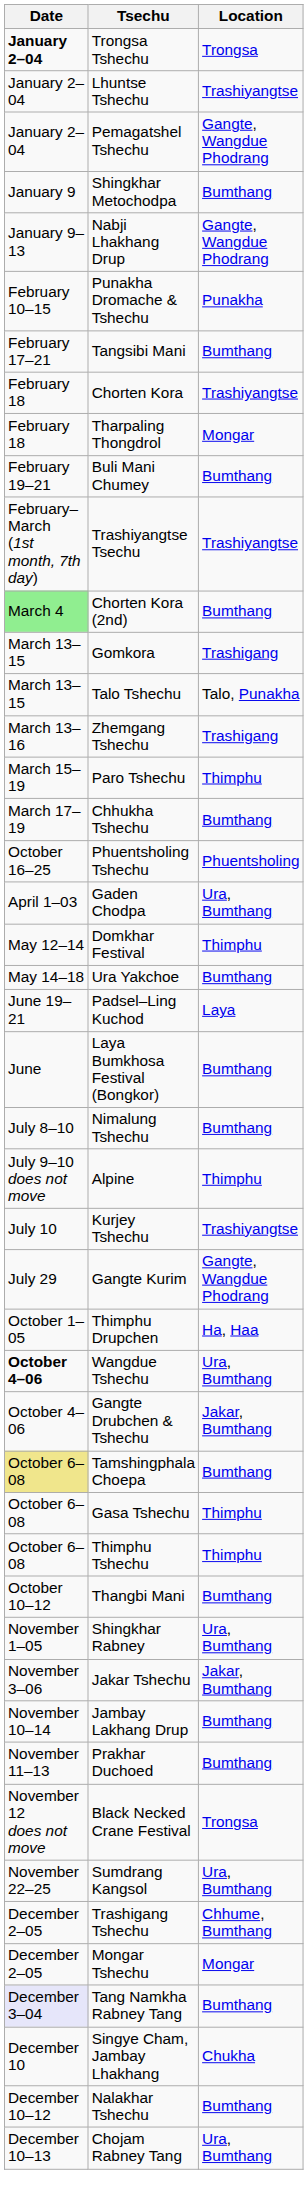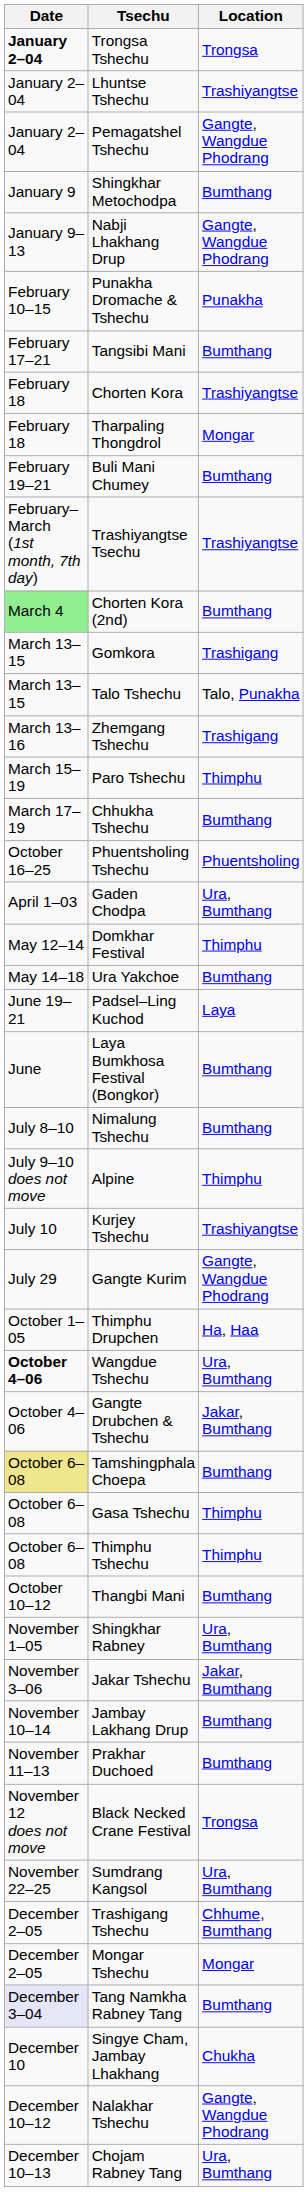(237, 2106) Bumthang -> (235, 2115) Gangte, Wangdue Phodrang
